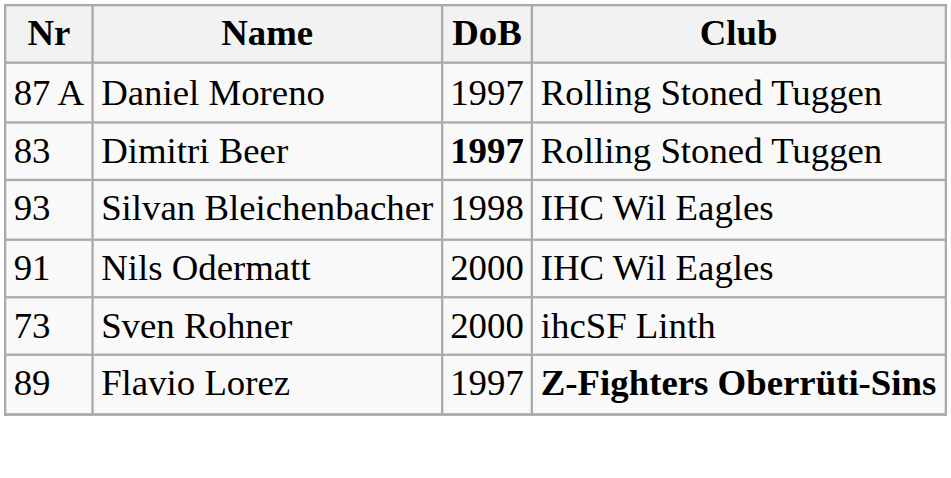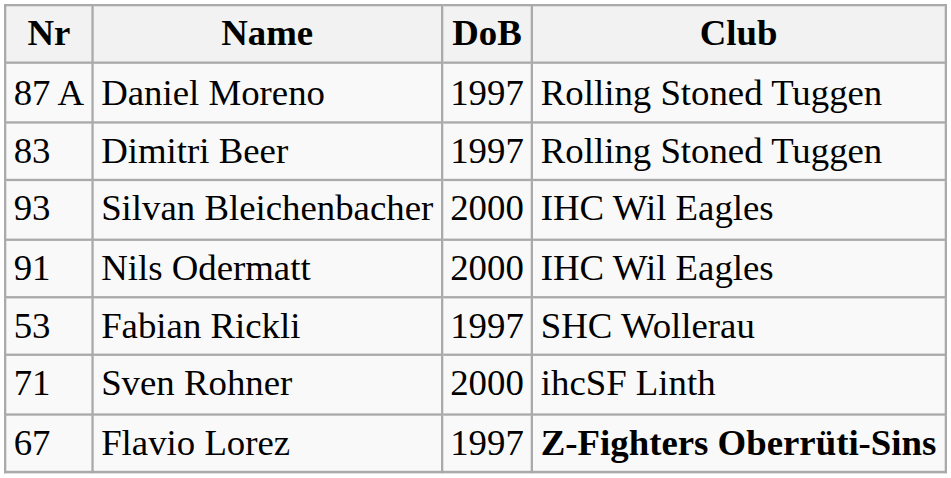(487, 150) bold -> (487, 150) normal
(487, 208) 1998 -> (487, 208) 2000
+ row: (201, 325)
(32, 325) 73 -> (32, 383) 71
(32, 383) 89 -> (32, 442) 67
